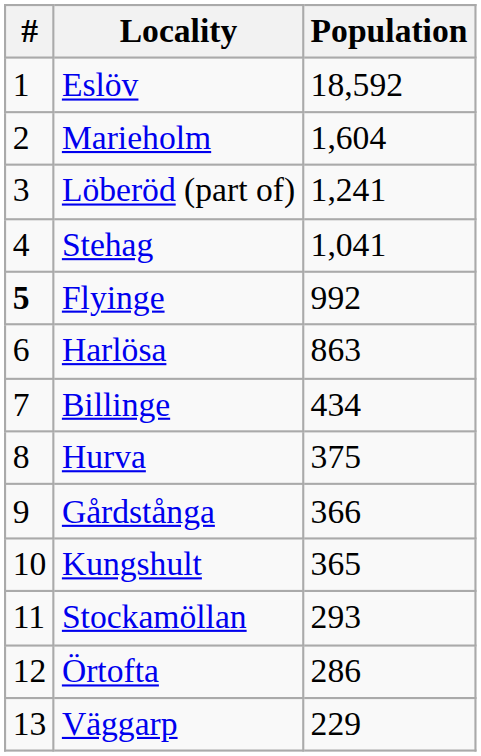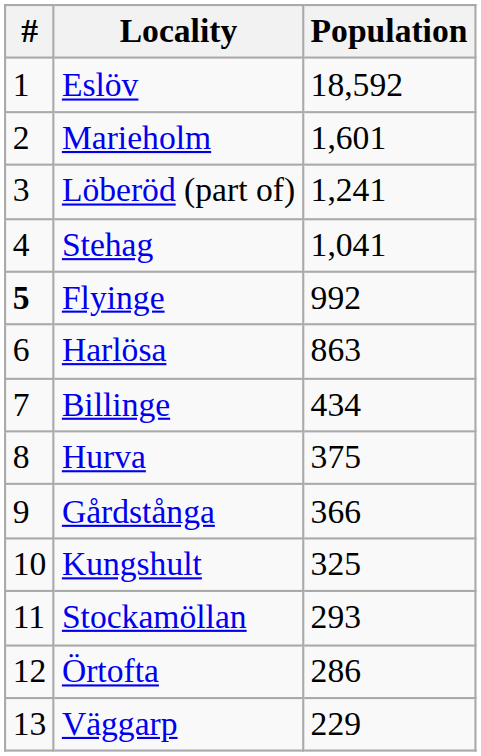(348, 137) 1,604 -> (348, 137) 1,601
(336, 564) 365 -> (336, 564) 325
